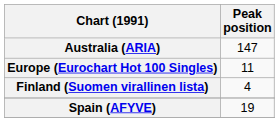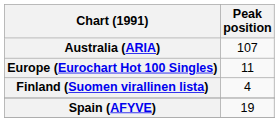(247, 48) 147 -> (247, 48) 107
